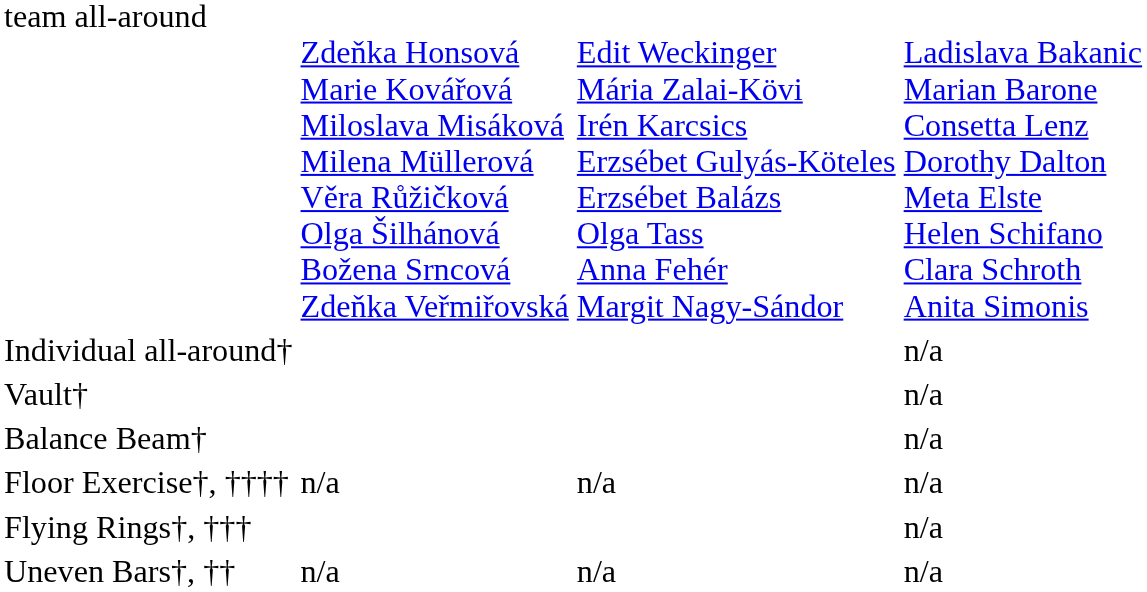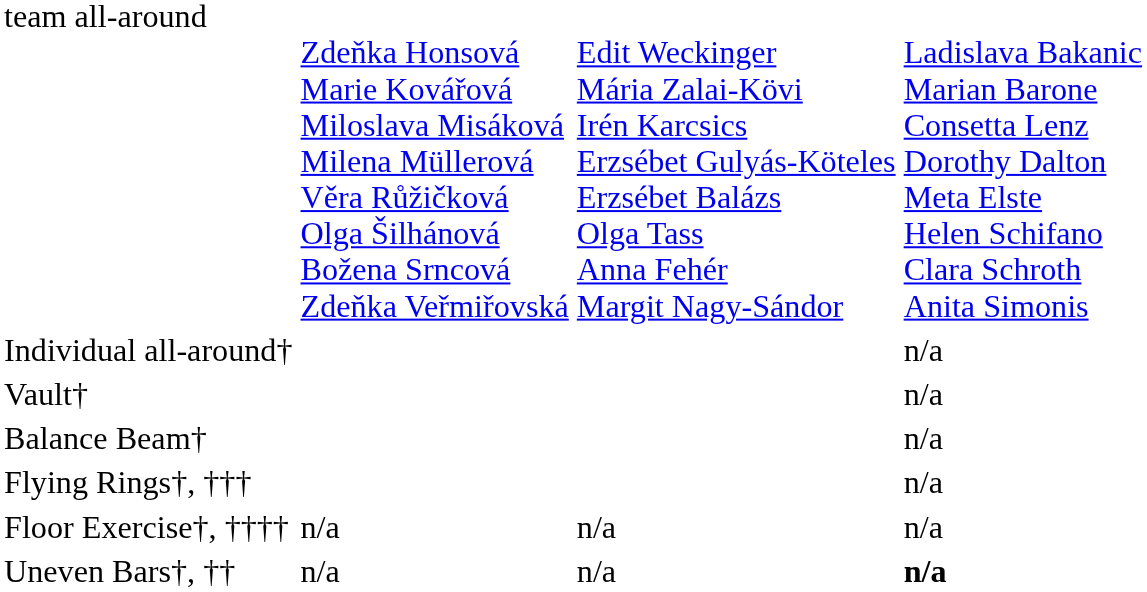rows swapped: (128, 527) <-> (146, 482)
(923, 571) normal -> (925, 571) bold
